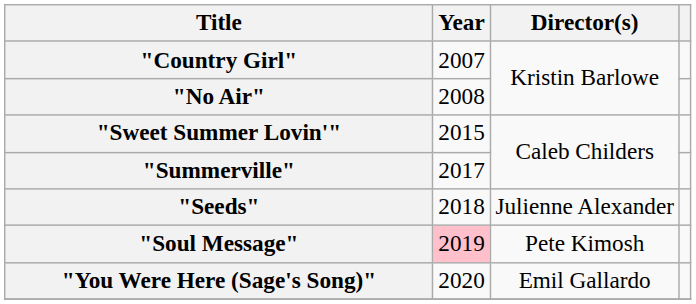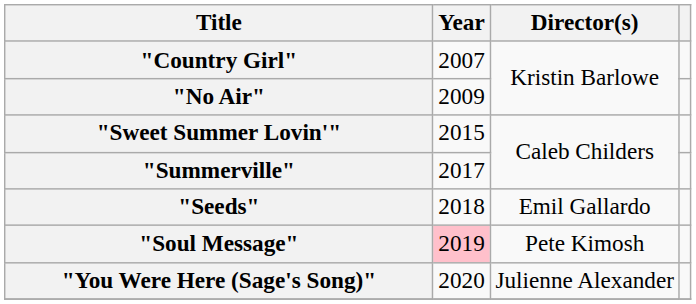(462, 96) 2008 -> (462, 96) 2009
(585, 206) Julienne Alexander -> (585, 206) Emil Gallardo
(585, 280) Emil Gallardo -> (585, 280) Julienne Alexander
